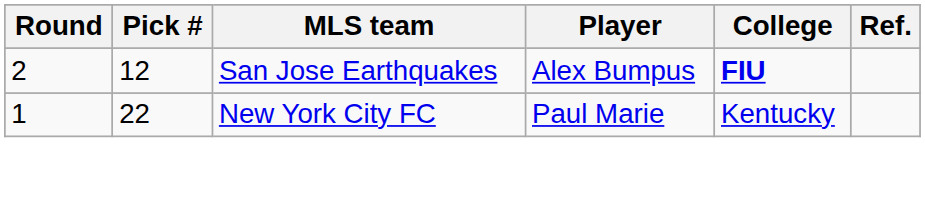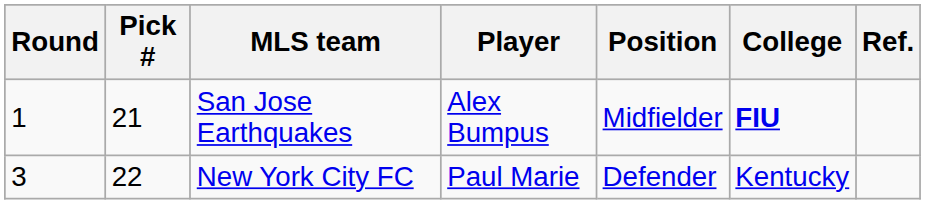+ column: (663, 42)
(19, 70) 2 -> (19, 117) 1
(135, 70) 12 -> (127, 117) 21
(19, 114) 1 -> (19, 176) 3
